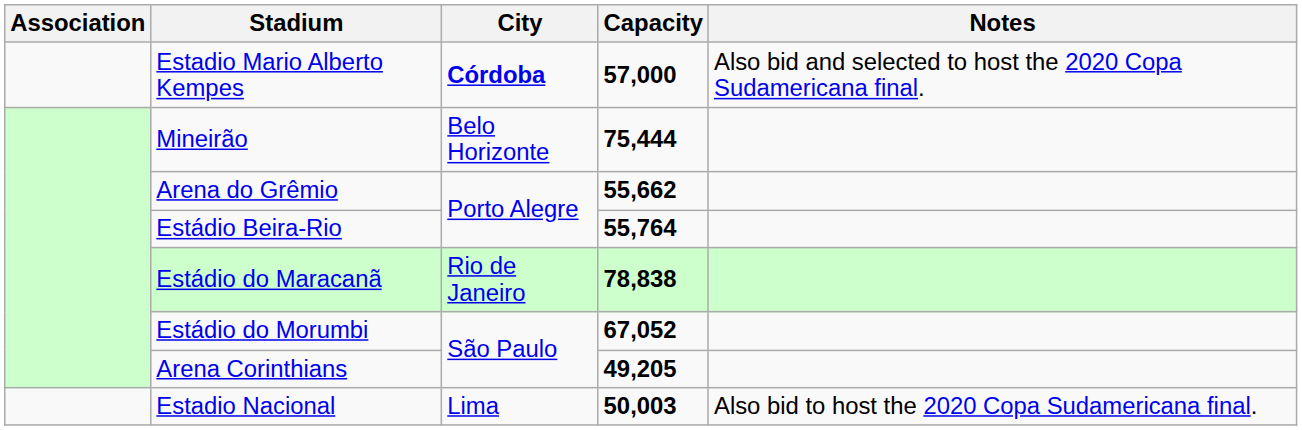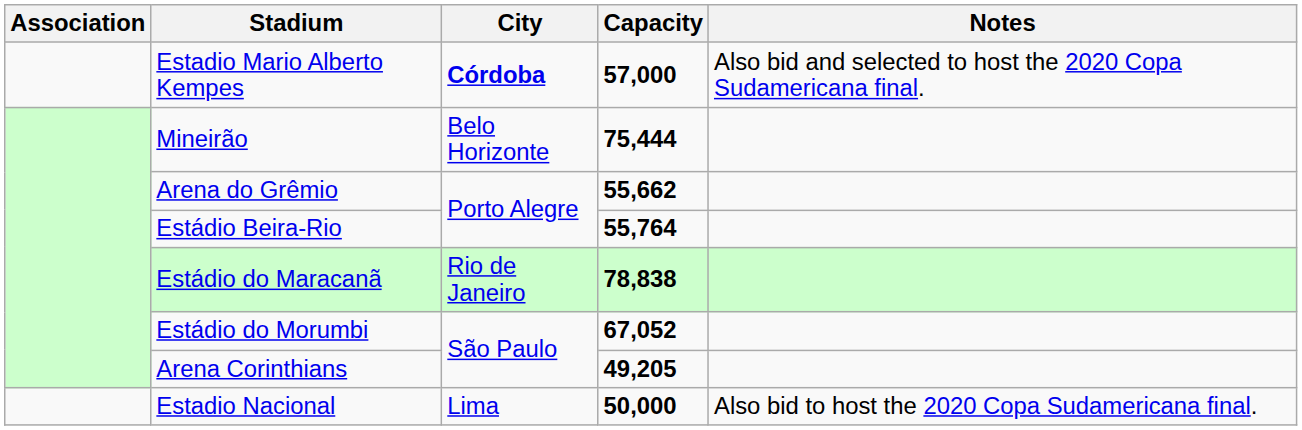(640, 406) 50,003 -> (640, 406) 50,000
